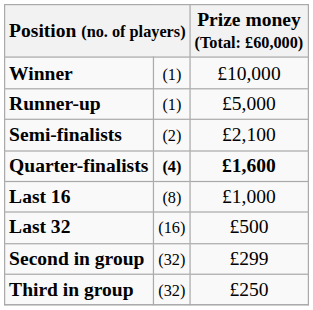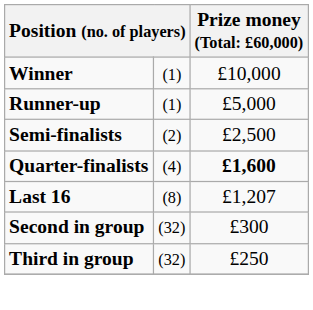(249, 134) £2,100 -> (249, 134) £2,500
(172, 165) bold -> (172, 166) normal
(249, 196) £1,000 -> (249, 196) £1,207
- row: (40, 227)
(249, 258) £299 -> (249, 227) £300
